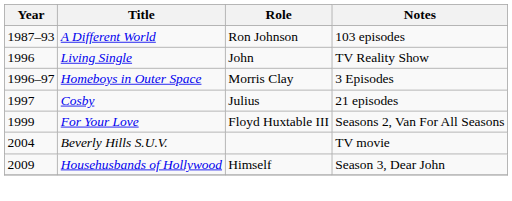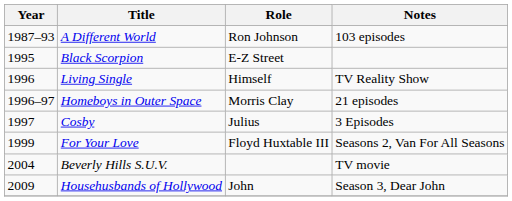+ row: (102, 57)
(241, 57) John -> (250, 79) Himself
(365, 79) 3 Episodes -> (367, 100) 21 episodes
(367, 100) 21 episodes -> (365, 121) 3 Episodes
(250, 164) Himself -> (241, 185) John
